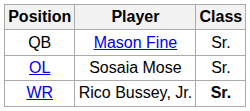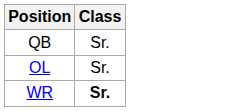- column: (135, 17)
